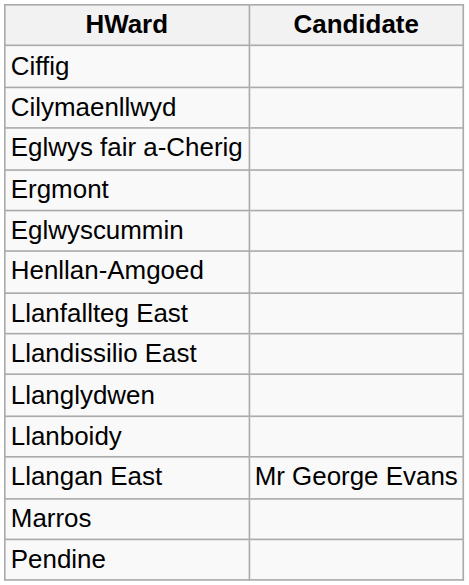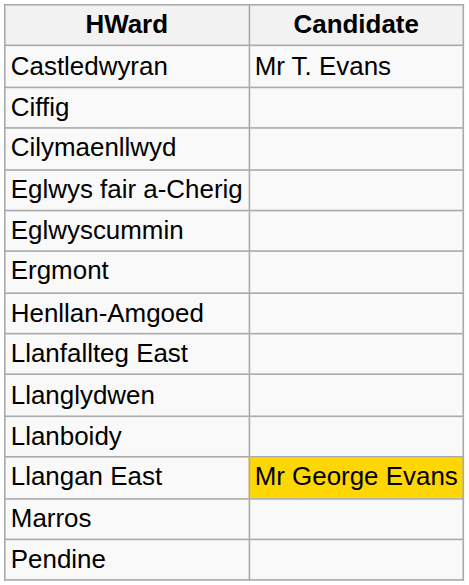+ row: (89, 66)
rows swapped: (60, 189) <-> (97, 230)
- row: (104, 353)
(356, 477) no background -> (356, 477) gold background
